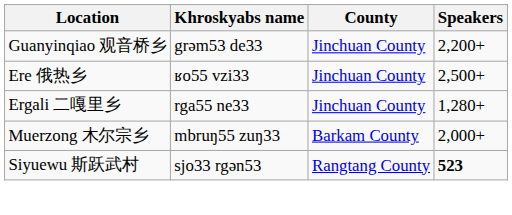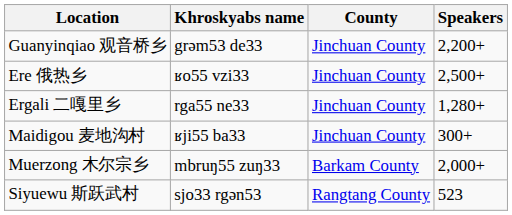+ row: (77, 134)
(450, 165) bold -> (450, 195) normal
